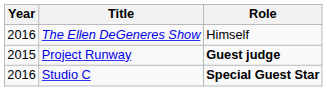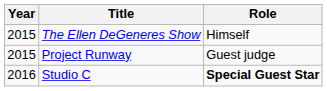(22, 34) 2016 -> (22, 34) 2015
(243, 55) bold -> (241, 55) normal
